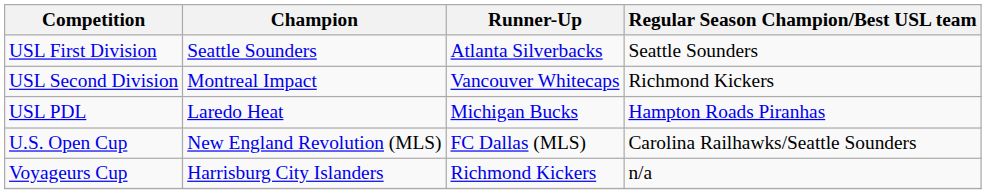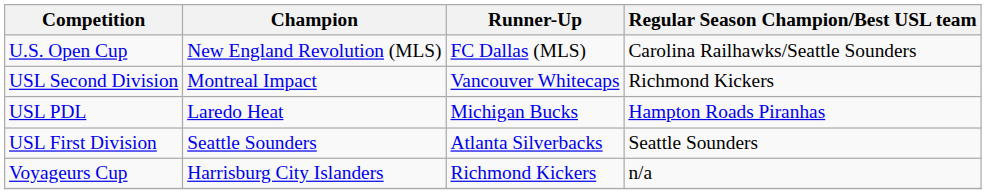rows swapped: (83, 50) <-> (68, 142)
